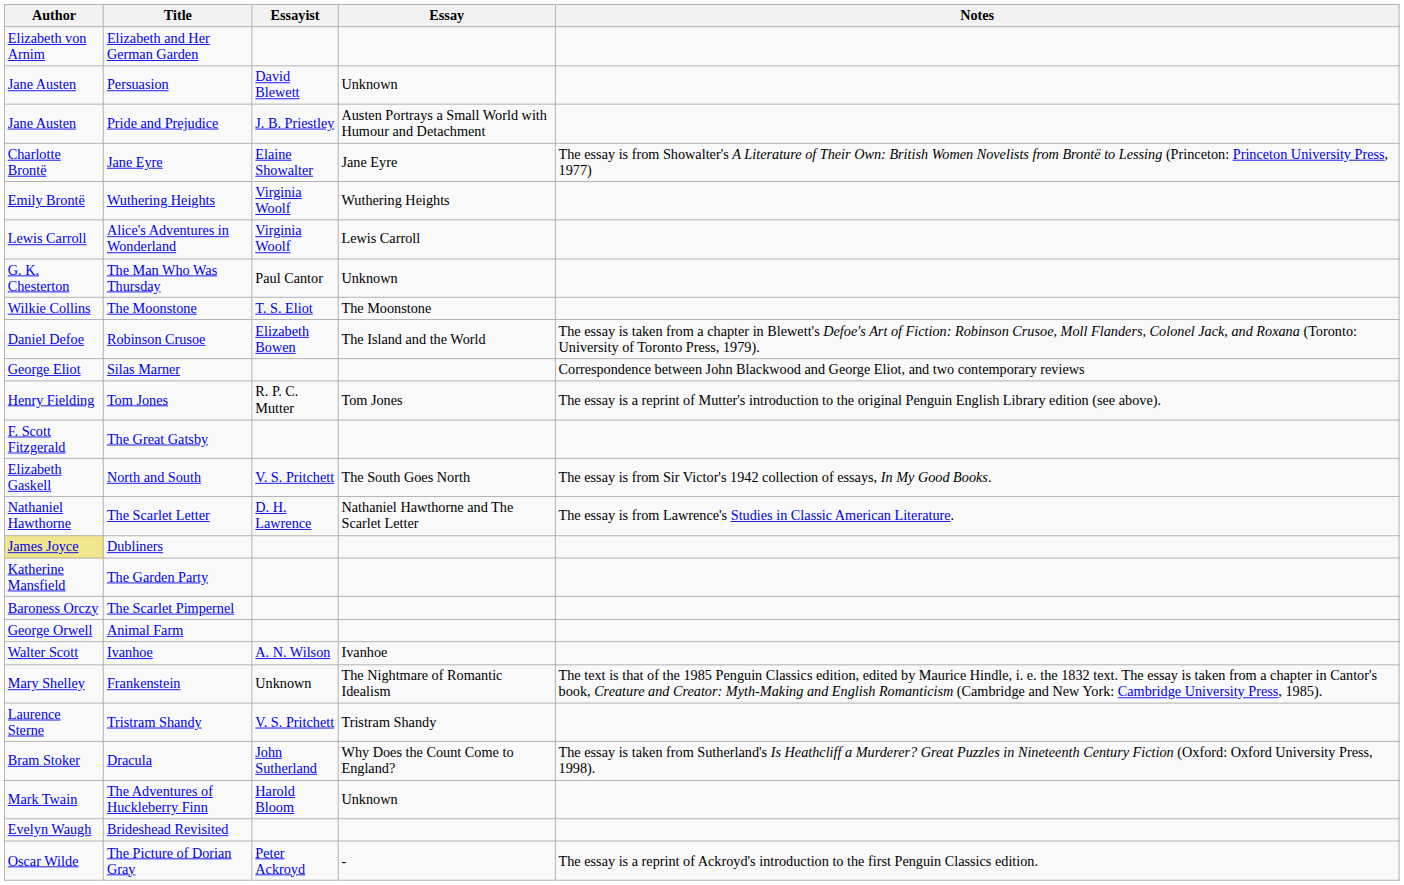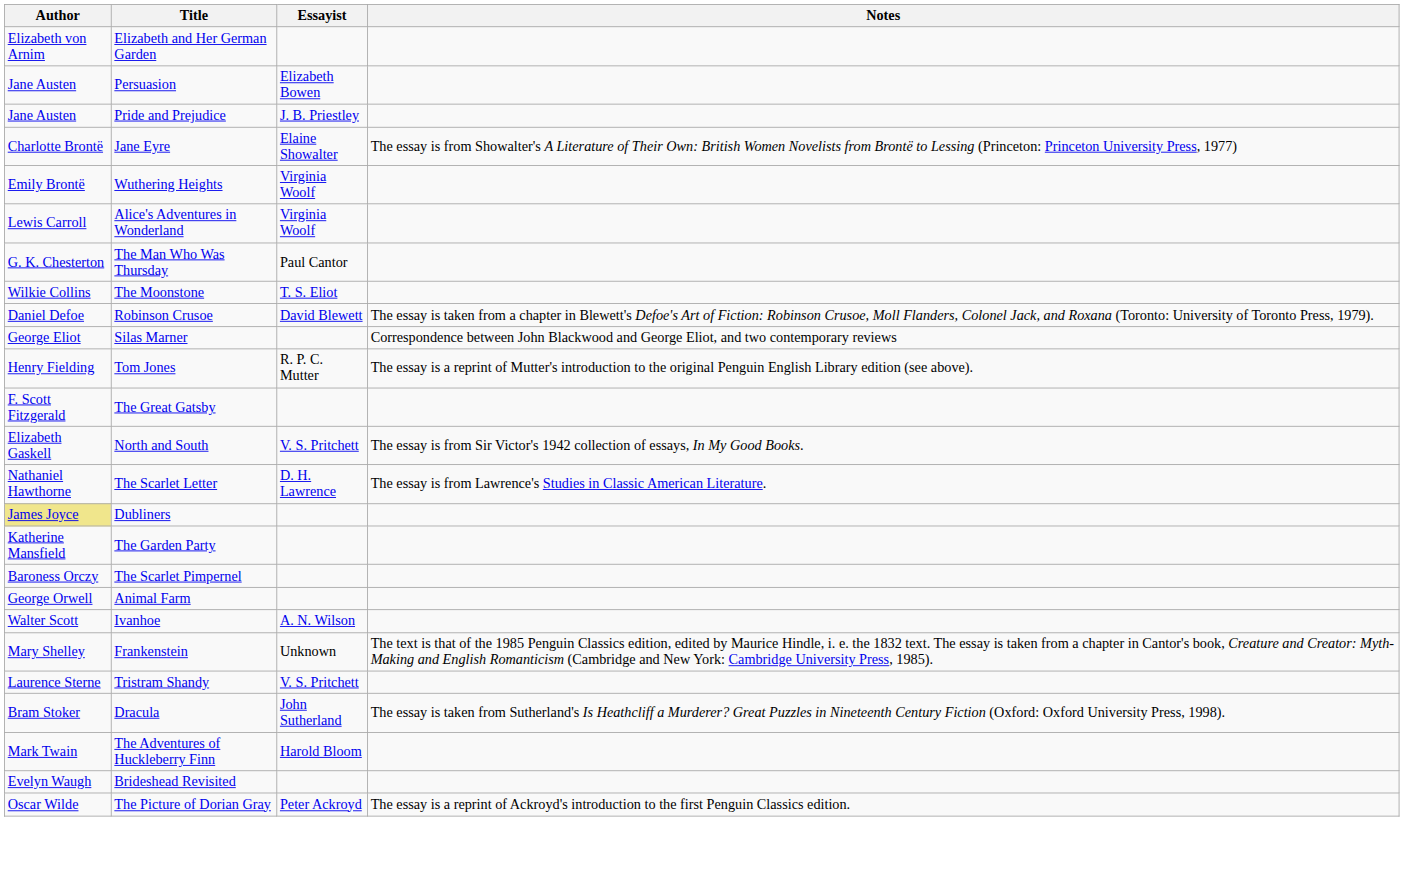- column: (447, 15)
(277, 84) David Blewett -> (307, 84) Elizabeth Bowen
(282, 339) Elizabeth Bowen -> (321, 315) David Blewett
